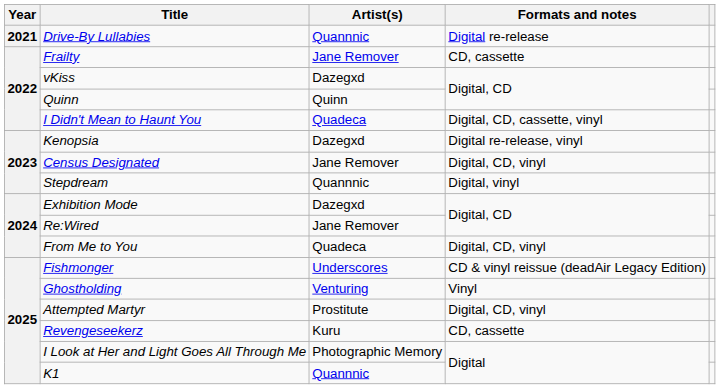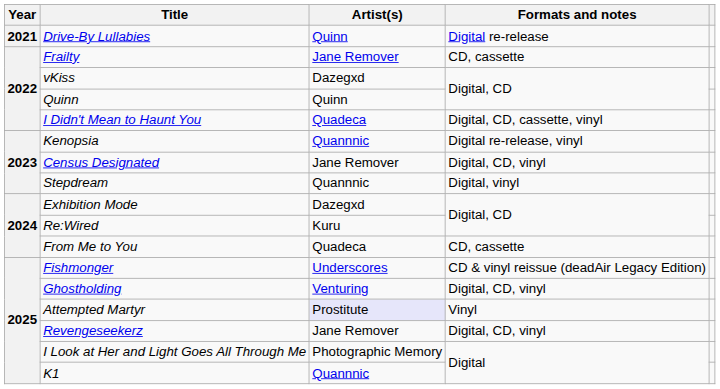(341, 36) Quannnic -> (330, 36) Quinn
(339, 141) Dazegxd -> (341, 141) Quannnic
(355, 225) Jane Remover -> (326, 225) Kuru
(497, 246) Digital, CD, vinyl -> (486, 246) CD, cassette
(463, 288) Vinyl -> (497, 288) Digital, CD, vinyl
(340, 309) no background -> (340, 309) lavender background
(497, 309) Digital, CD, vinyl -> (463, 309) Vinyl
(326, 330) Kuru -> (355, 330) Jane Remover
(486, 330) CD, cassette -> (497, 330) Digital, CD, vinyl
